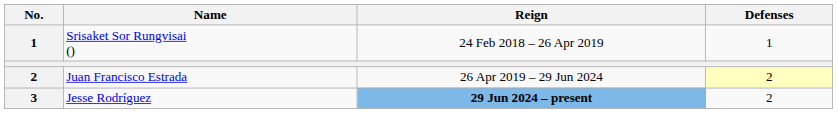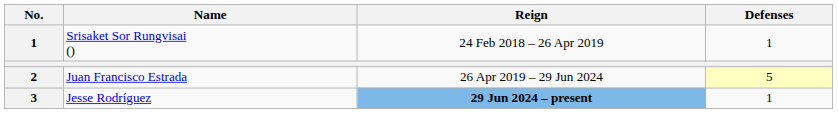(769, 77) 2 -> (769, 77) 5
(769, 98) 2 -> (769, 98) 1
